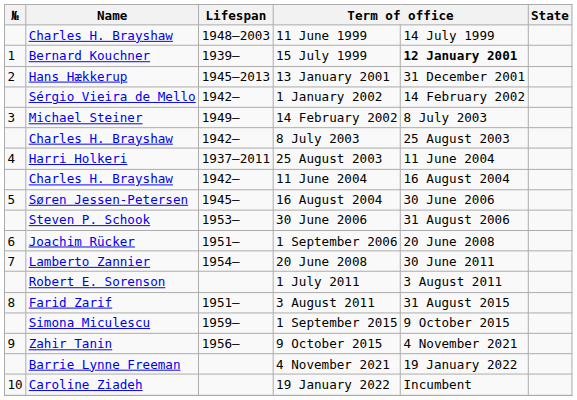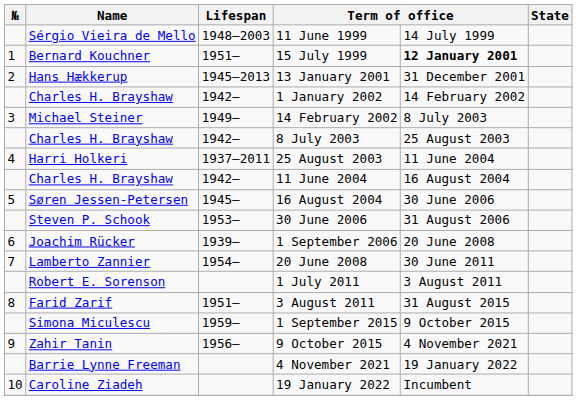(101, 35) Charles H. Brayshaw -> (112, 35) Sérgio Vieira de Mello
(221, 56) 1939– -> (221, 56) 1951–
(112, 97) Sérgio Vieira de Mello -> (101, 97) Charles H. Brayshaw
(221, 241) 1951– -> (221, 241) 1939–
